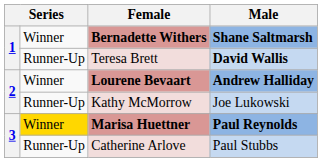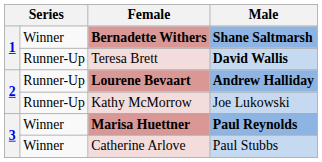(44, 80) Winner -> (54, 80) Runner-Up
(44, 124) gold background -> (44, 124) no background
(54, 146) Runner-Up -> (44, 146) Winner
